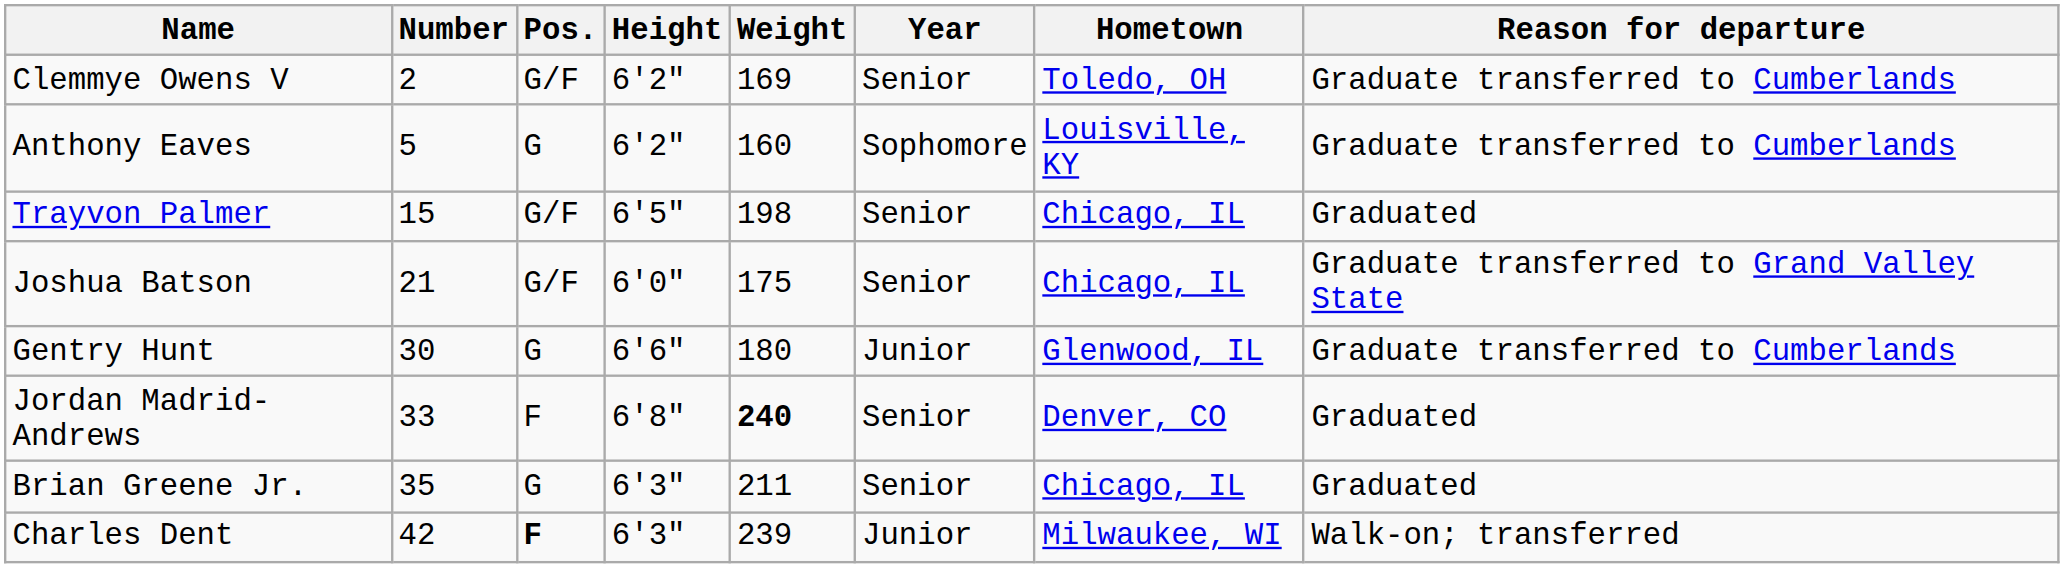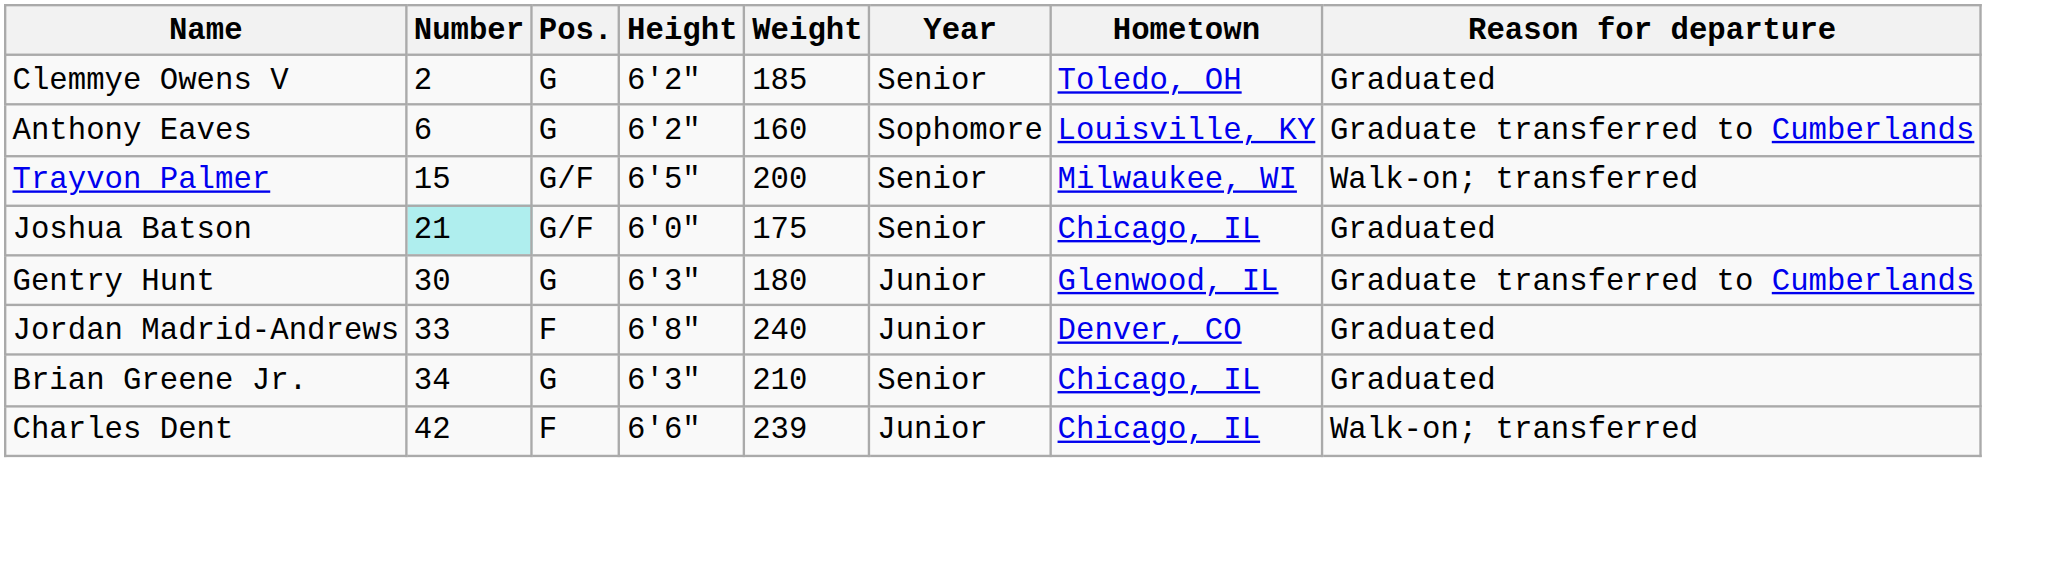(551, 80) G/F -> (548, 80) G
(765, 80) 169 -> (780, 80) 185
(1634, 80) Graduate transferred to Cumberlands -> (1413, 80) Graduated
(408, 148) 5 -> (423, 130) 6
(765, 216) 198 -> (780, 180) 200
(1144, 216) Chicago, IL -> (1177, 180) Milwaukee, WI
(1394, 216) Graduated -> (1514, 180) Walk-on; transferred
(417, 283) no background -> (432, 230) paleturquoise background
(1643, 283) Graduate transferred to Grand Valley State -> (1413, 230) Graduated
(649, 351) 6'6" -> (664, 280) 6'3"
(765, 419) bold -> (780, 330) normal
(917, 419) Senior -> (932, 330) Junior
(417, 486) 35 -> (432, 380) 34
(765, 486) 211 -> (780, 380) 210
(533, 536) bold -> (548, 430) normal
(649, 536) 6'3" -> (664, 430) 6'6"
(1162, 536) Milwaukee, WI -> (1159, 430) Chicago, IL
